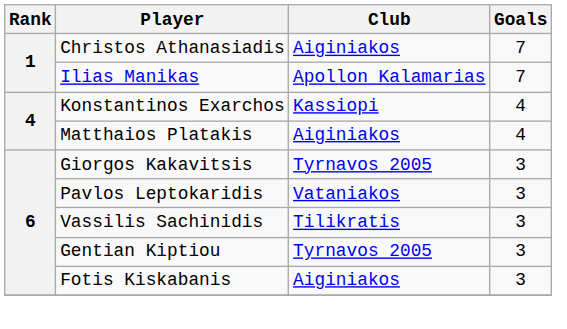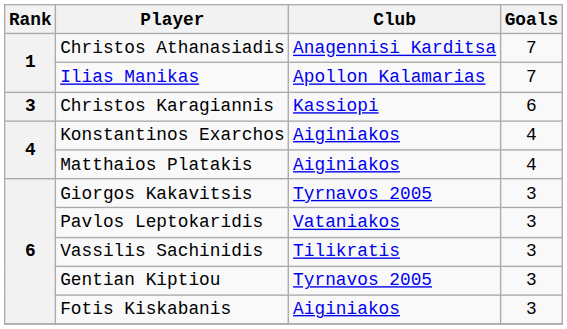(347, 48) Aiginiakos -> (395, 48) Anagennisi Karditsa
+ row: (167, 106)
(336, 106) Kassiopi -> (347, 135) Aiginiakos
